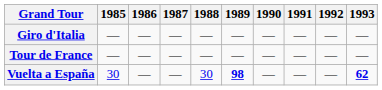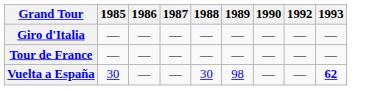- column: (300, 14)
(238, 74) bold -> (238, 74) normal
